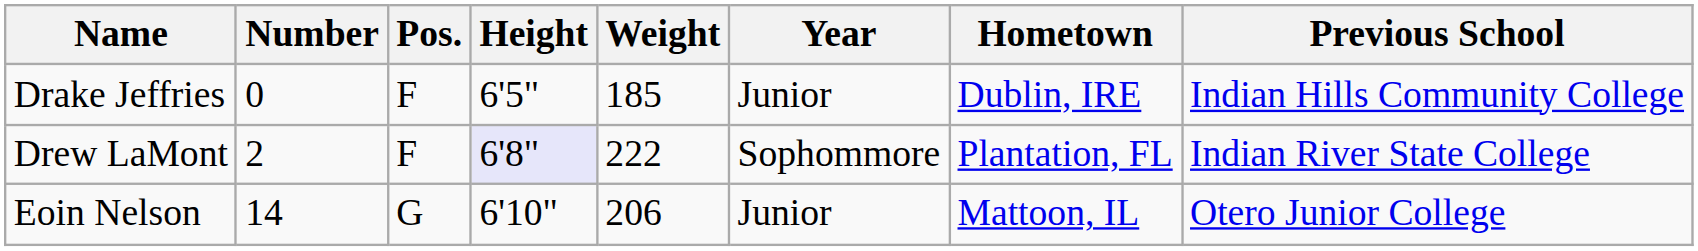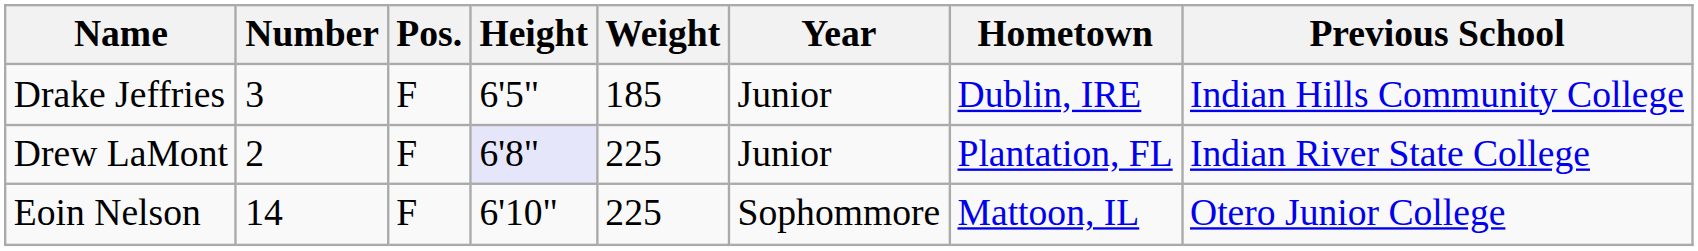(255, 93) 0 -> (255, 93) 3
(634, 153) 222 -> (634, 153) 225
(839, 153) Sophommore -> (785, 153) Junior
(410, 213) G -> (407, 213) F
(634, 213) 206 -> (634, 213) 225
(785, 213) Junior -> (839, 213) Sophommore
